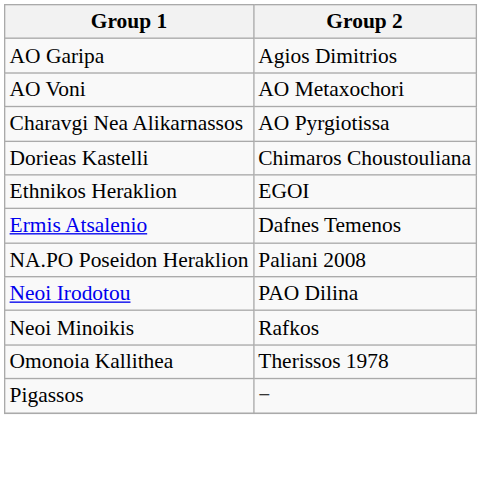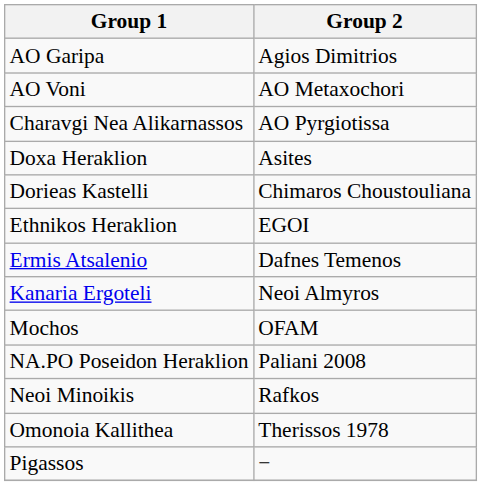+ row: (78, 157)
+ row: (81, 293)
+ row: (44, 327)
- row: (70, 293)
